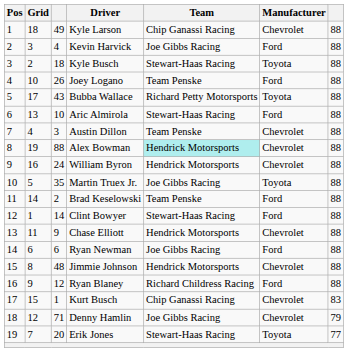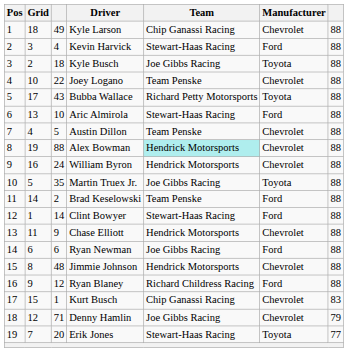(183, 46) Joe Gibbs Racing -> (191, 46) Stewart-Haas Racing
(191, 63) Stewart-Haas Racing -> (183, 63) Joe Gibbs Racing
(59, 80) 26 -> (59, 80) 22
(272, 80) Ford -> (283, 80) Chevrolet
(56, 131) 3 -> (56, 131) 5
